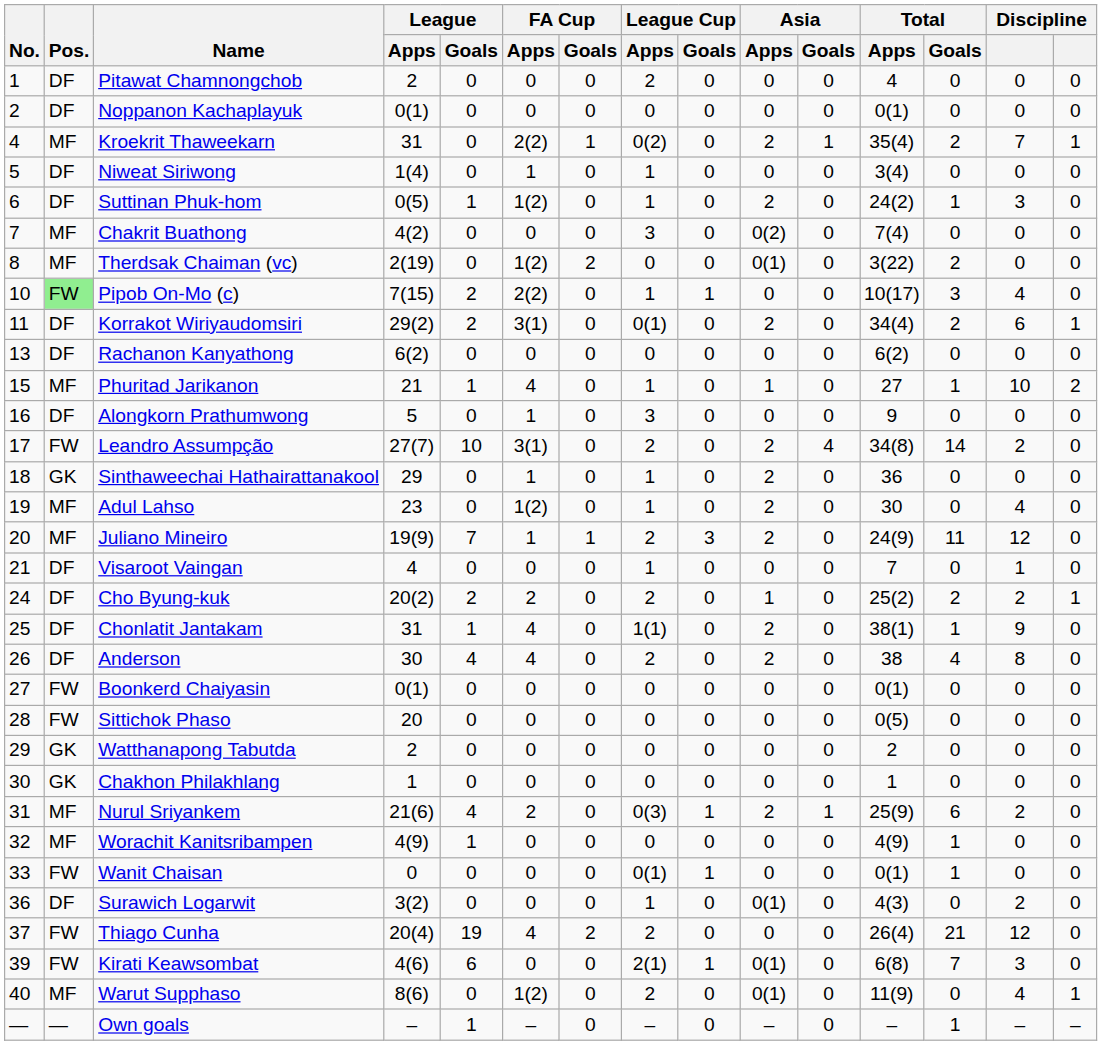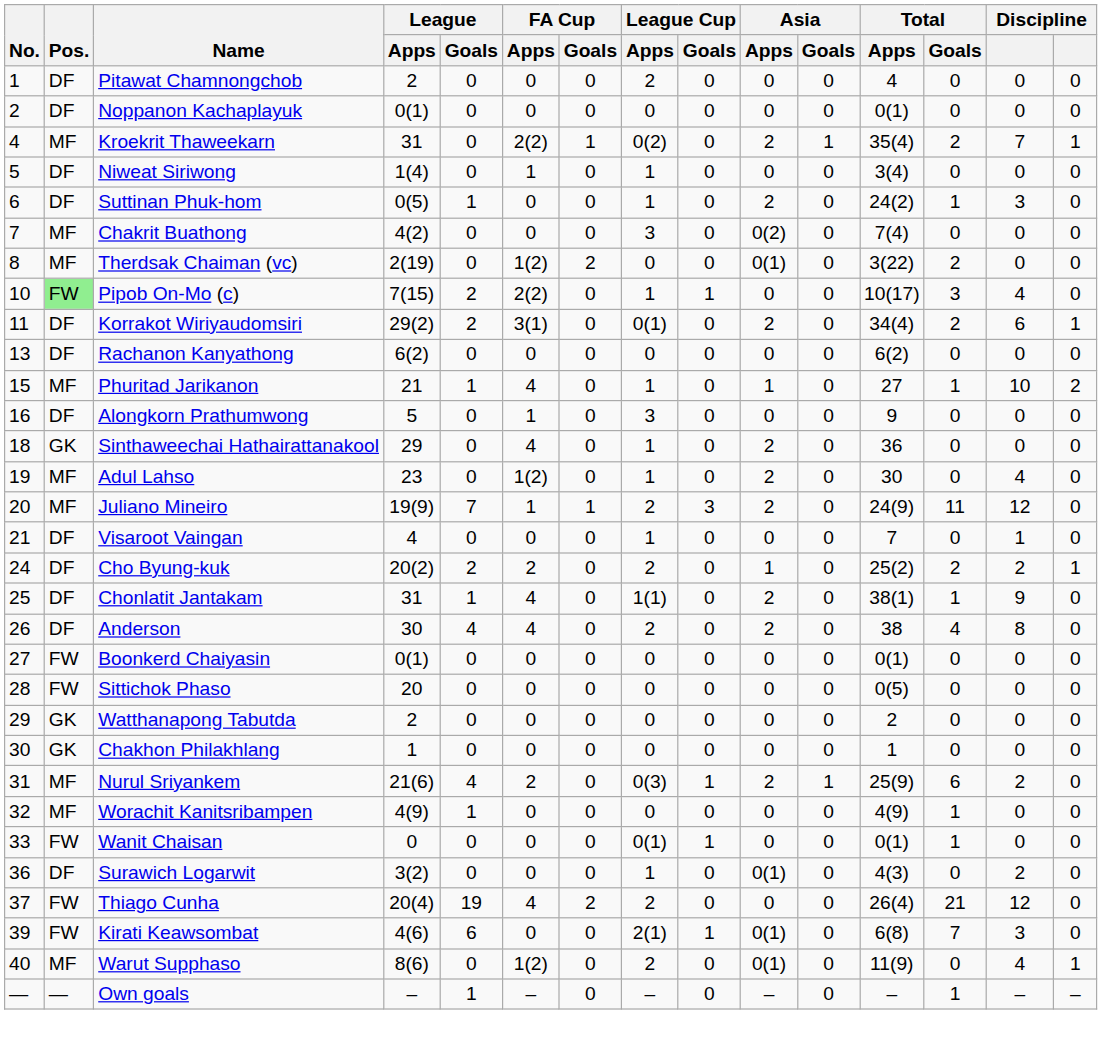(531, 202) 1(2) -> (531, 202) 0
- row: (186, 446)
(531, 476) 1 -> (531, 446) 4
